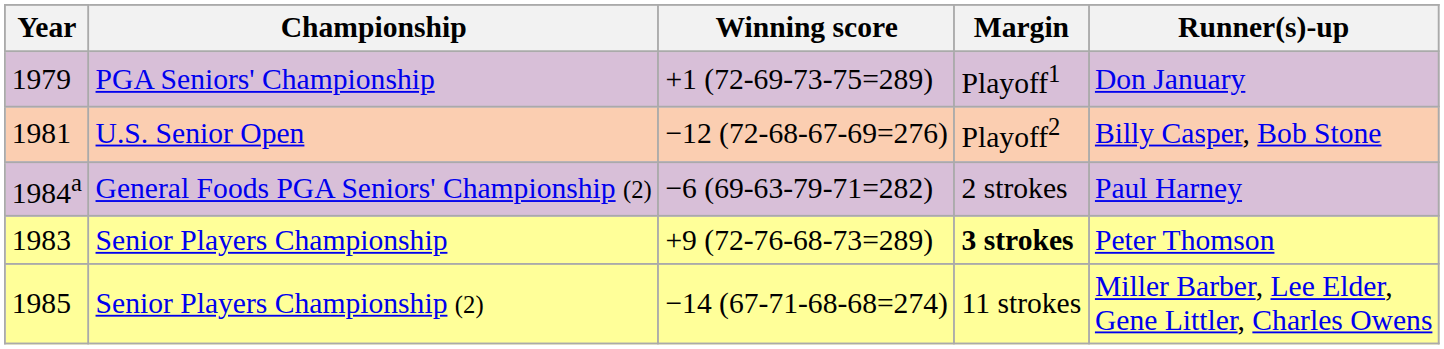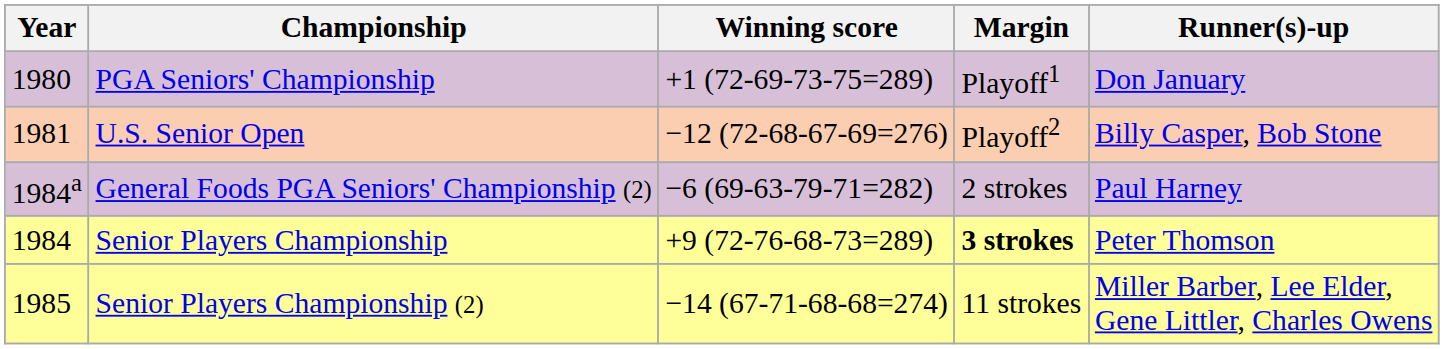(41, 78) 1979 -> (41, 78) 1980
(41, 239) 1983 -> (41, 239) 1984
